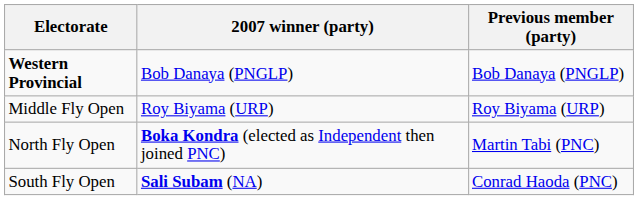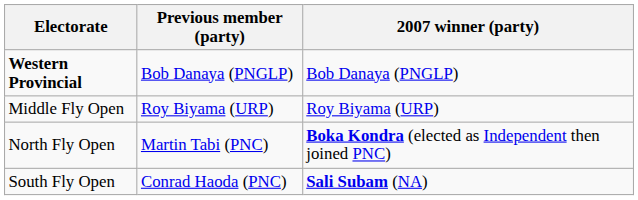columns swapped: (551, 27) <-> (303, 27)
